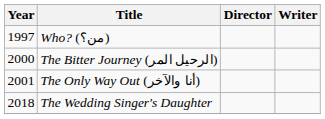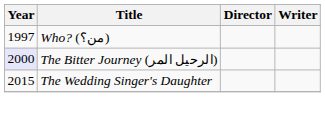(21, 59) no background -> (21, 59) lavender background
- row: (120, 81)
(21, 102) 2018 -> (21, 80) 2015
